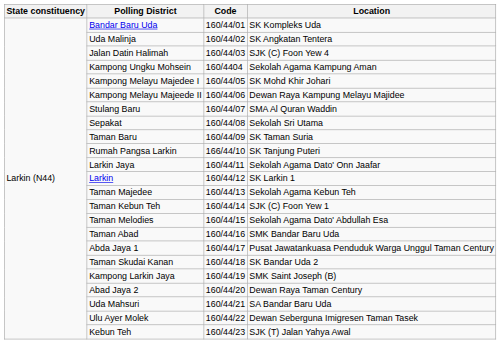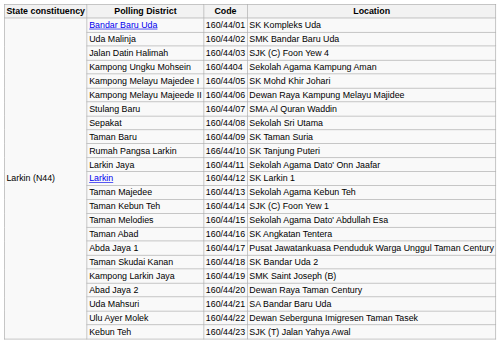(291, 39) SK Angkatan Tentera -> (294, 39) SMK Bandar Baru Uda
(294, 234) SMK Bandar Baru Uda -> (291, 234) SK Angkatan Tentera
